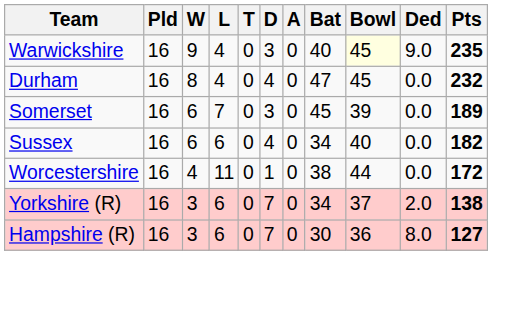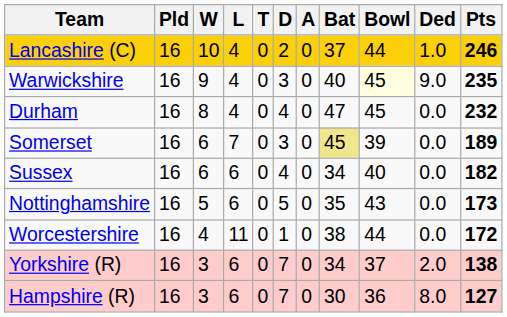+ row: (73, 50)
(320, 111) no background -> (335, 142) khaki background
+ row: (80, 204)
